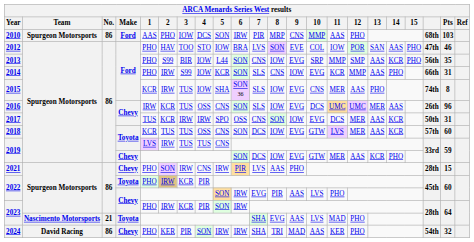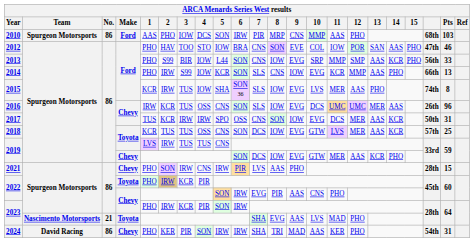(259, 48) LVS -> (259, 48) CNS
(448, 60) 35 -> (448, 60) 33
(448, 73) 31 -> (448, 73) 13
(317, 90) CNS -> (317, 90) LVS
(448, 131) 60 -> (448, 131) 25
(317, 194) LVS -> (317, 194) CNS
(448, 231) 32 -> (448, 231) 31
